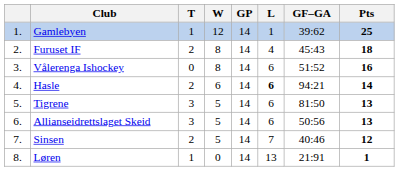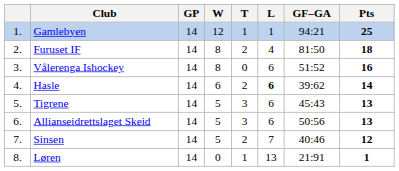columns swapped: (244, 13) <-> (191, 13)
(312, 31) 39:62 -> (312, 31) 94:21
(312, 49) 45:43 -> (312, 49) 81:50
(312, 85) 94:21 -> (312, 85) 39:62
(312, 103) 81:50 -> (312, 103) 45:43
